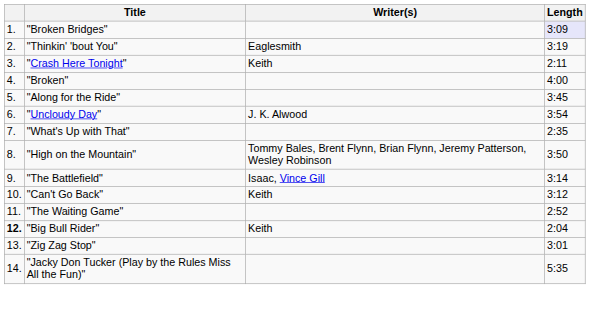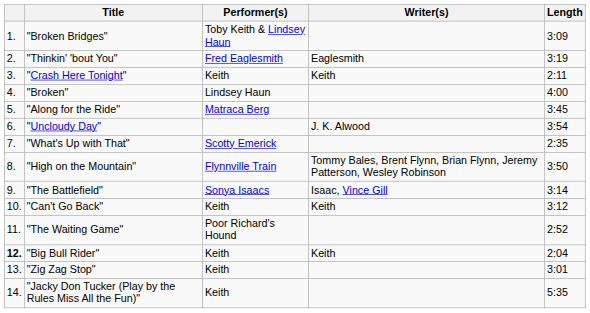+ column: (255, 13)
(557, 30) lavender background -> (557, 36) no background
